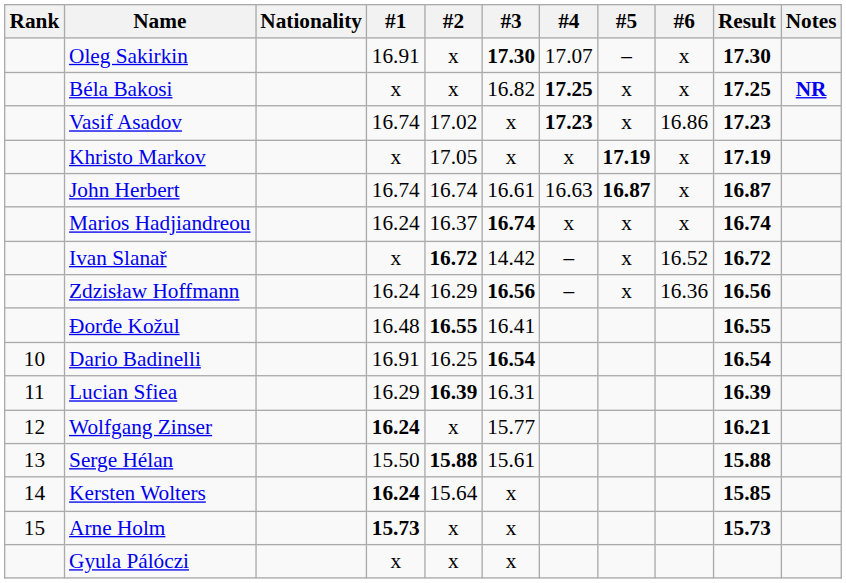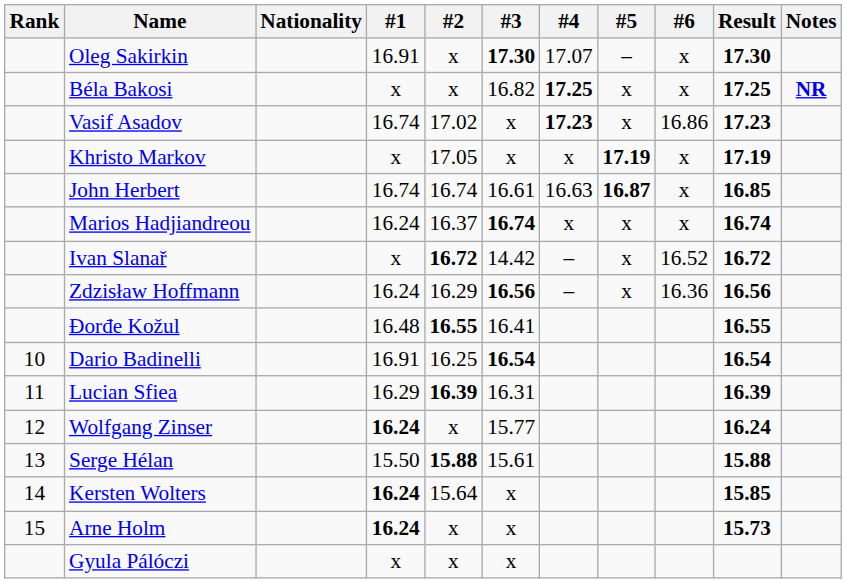(747, 190) 16.87 -> (747, 190) 16.85
(747, 426) 16.21 -> (747, 426) 16.24
(396, 527) 15.73 -> (396, 527) 16.24
